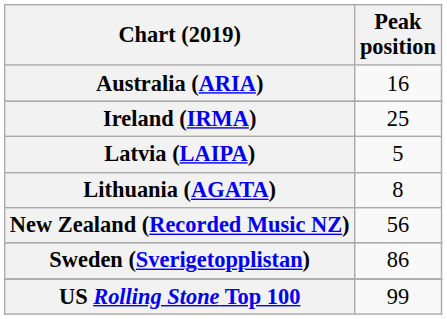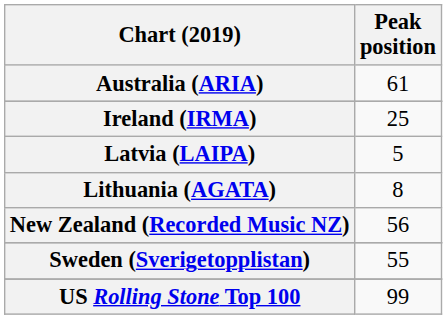(398, 82) 16 -> (398, 82) 61
(398, 260) 86 -> (398, 260) 55
